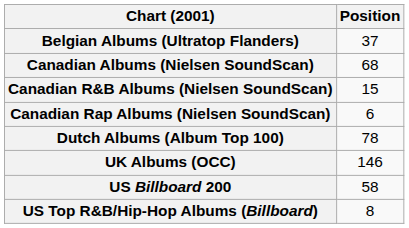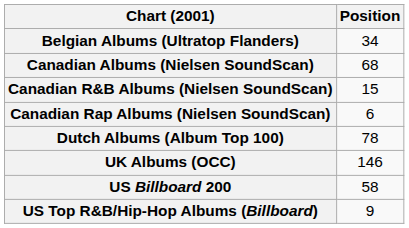(370, 41) 37 -> (370, 41) 34
(370, 211) 8 -> (370, 211) 9
